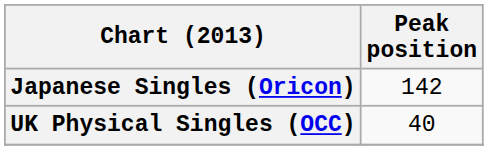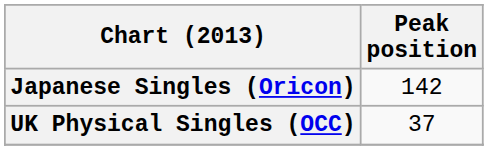(422, 125) 40 -> (422, 125) 37
